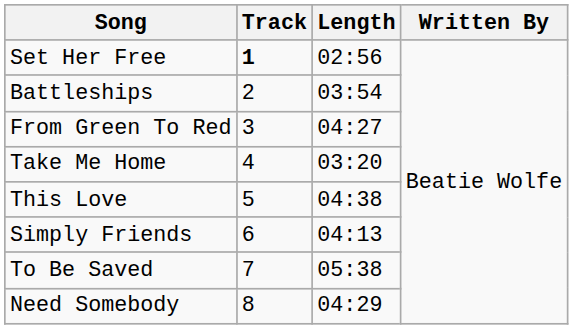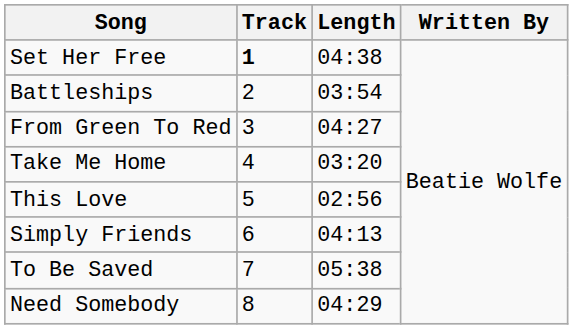(350, 58) 02:56 -> (350, 58) 04:38
(350, 199) 04:38 -> (350, 199) 02:56
